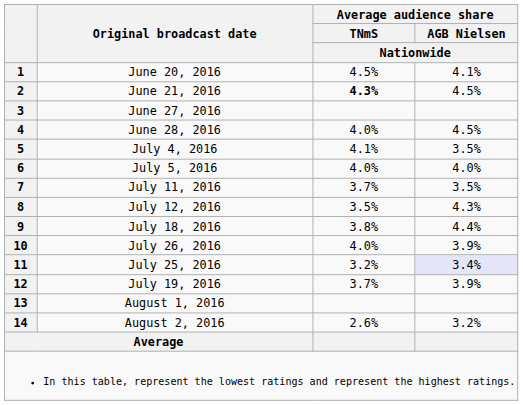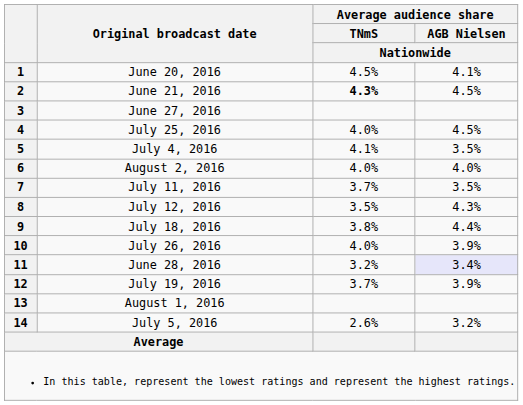(175, 130) June 28, 2016 -> (175, 130) July 25, 2016
(175, 168) July 5, 2016 -> (175, 168) August 2, 2016
(175, 265) July 25, 2016 -> (175, 265) June 28, 2016
(175, 323) August 2, 2016 -> (175, 323) July 5, 2016
